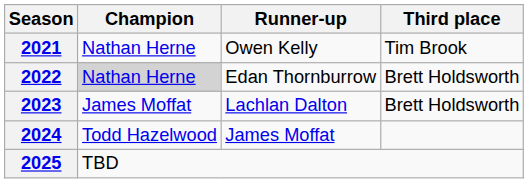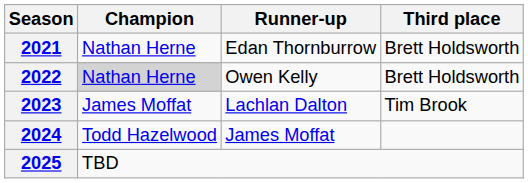(271, 47) Owen Kelly -> (301, 47) Edan Thornburrow
(426, 47) Tim Brook -> (452, 47) Brett Holdsworth
(301, 76) Edan Thornburrow -> (271, 76) Owen Kelly
(452, 105) Brett Holdsworth -> (426, 105) Tim Brook
